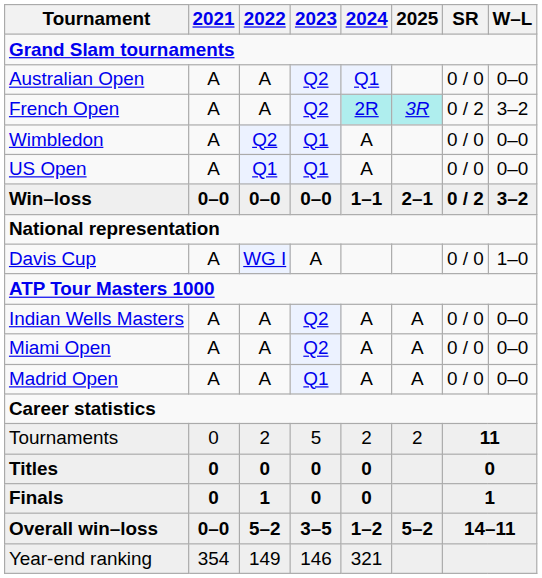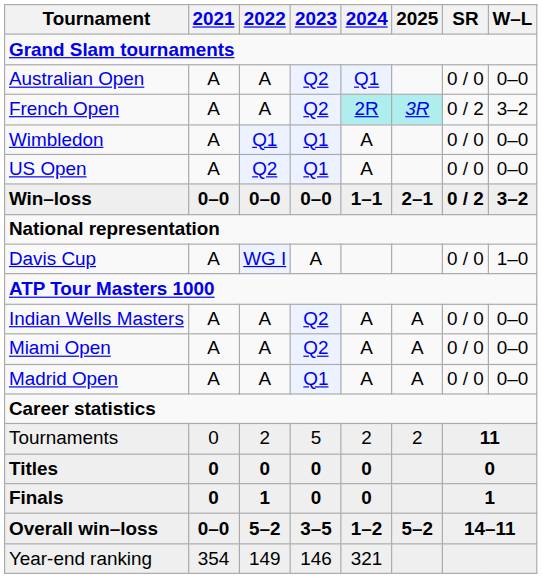(265, 139) Q2 -> (265, 139) Q1
(265, 169) Q1 -> (265, 169) Q2
